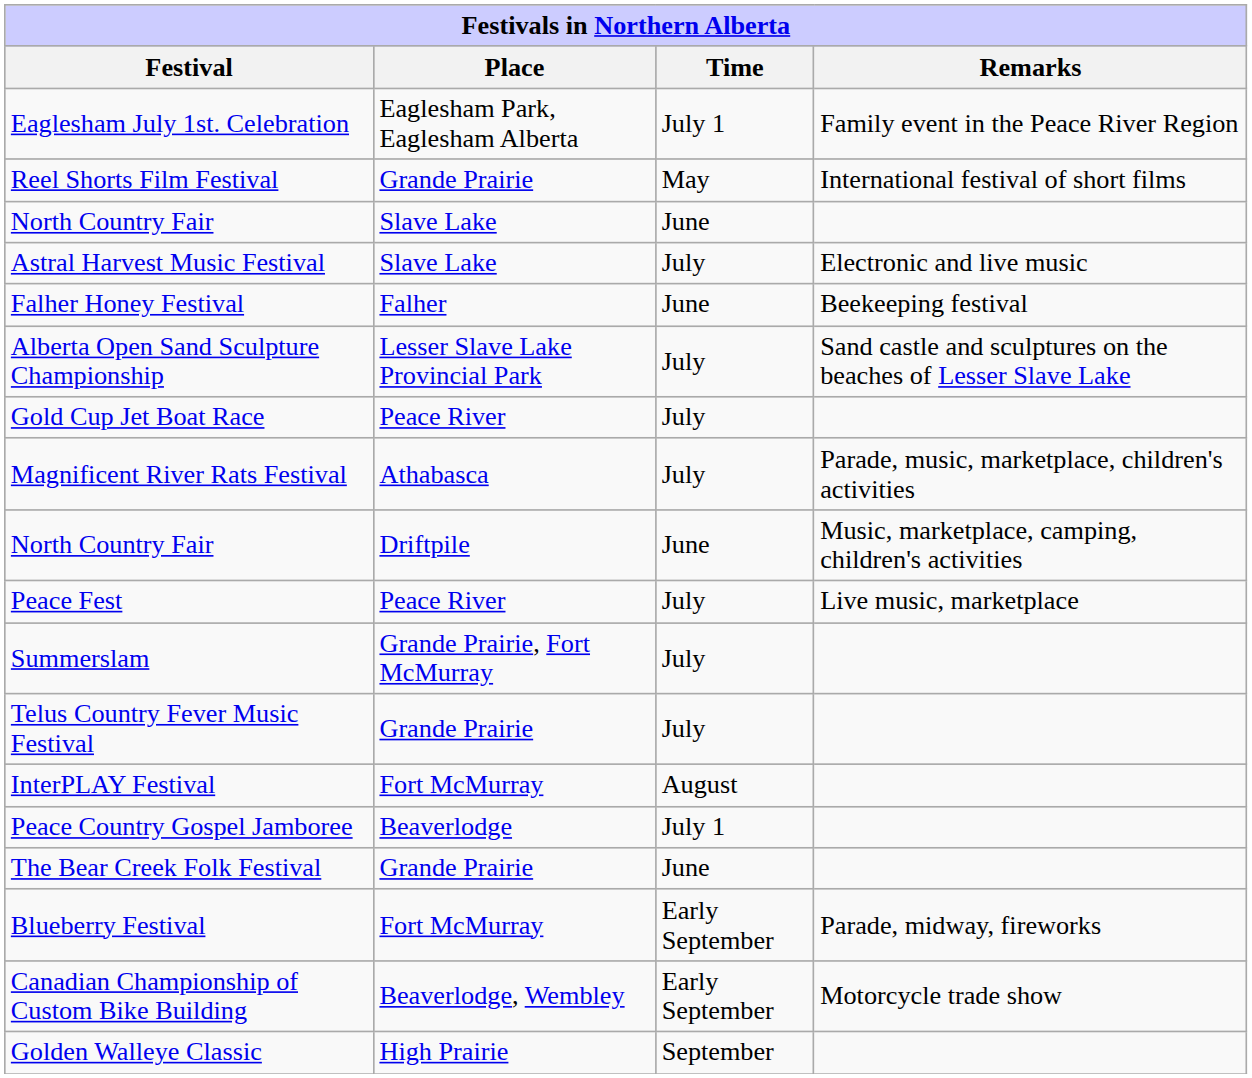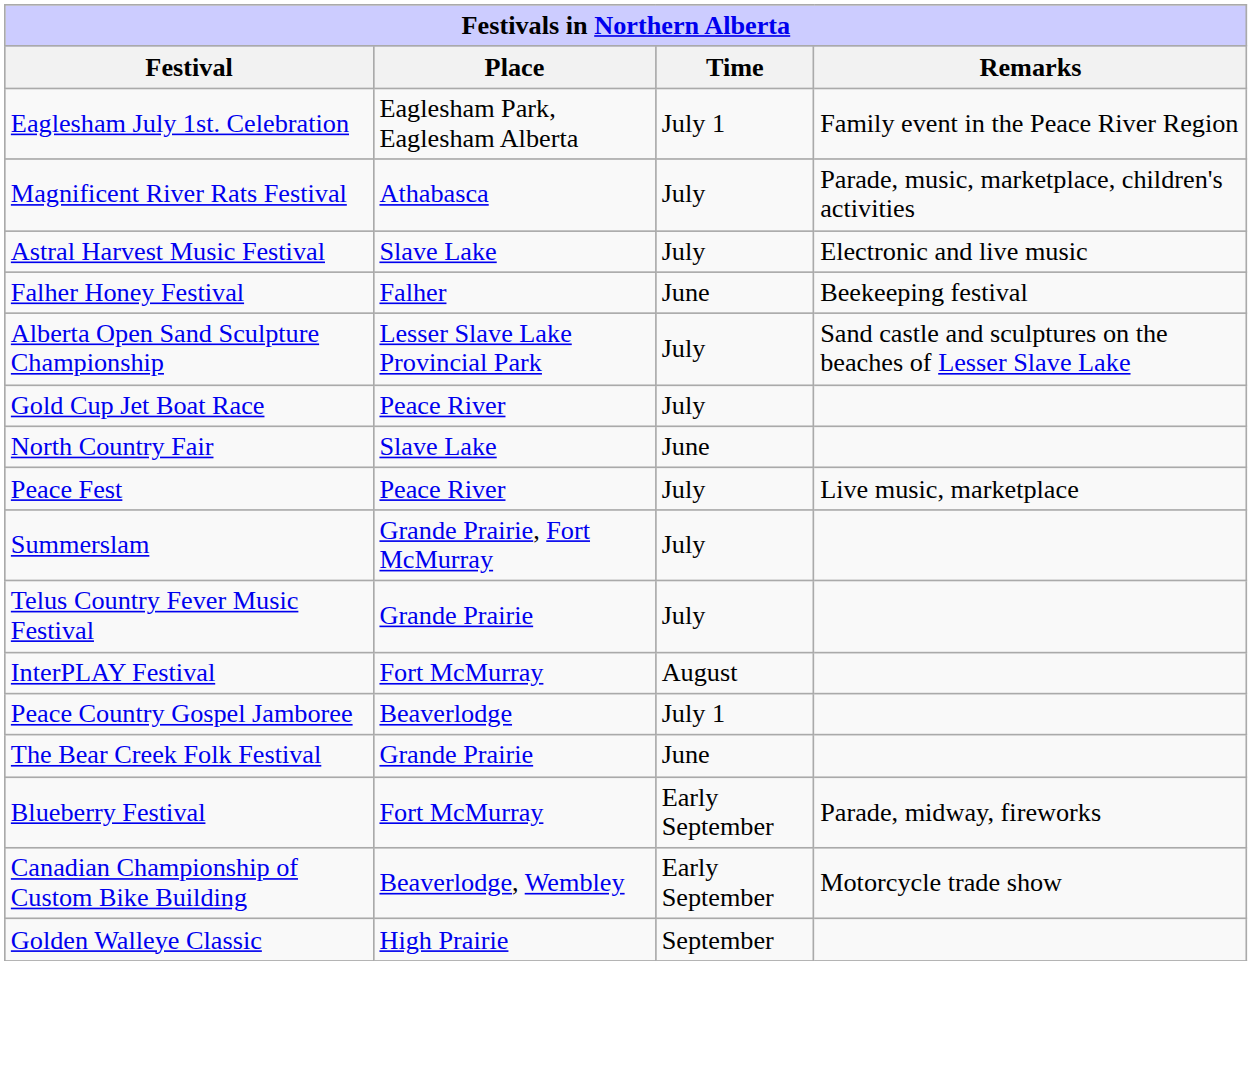- row: (145, 179)
rows swapped: (112, 221) <-> (179, 473)
- row: (112, 544)
